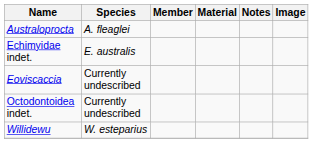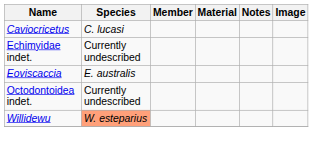- row: (40, 29)
+ row: (38, 29)
(110, 51) E. australis -> (112, 51) Currently undescribed
(112, 79) Currently undescribed -> (110, 73) E. australis
(116, 130) no background -> (116, 118) lightsalmon background
